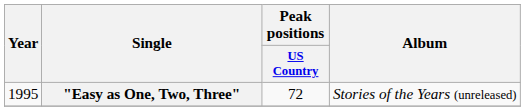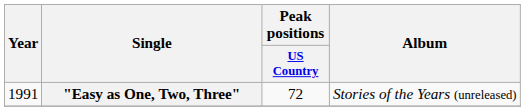(23, 94) 1995 -> (23, 94) 1991
